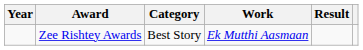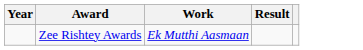- column: (174, 14)
